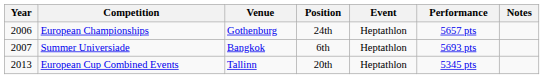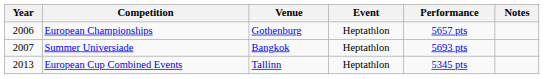- column: (323, 13)
